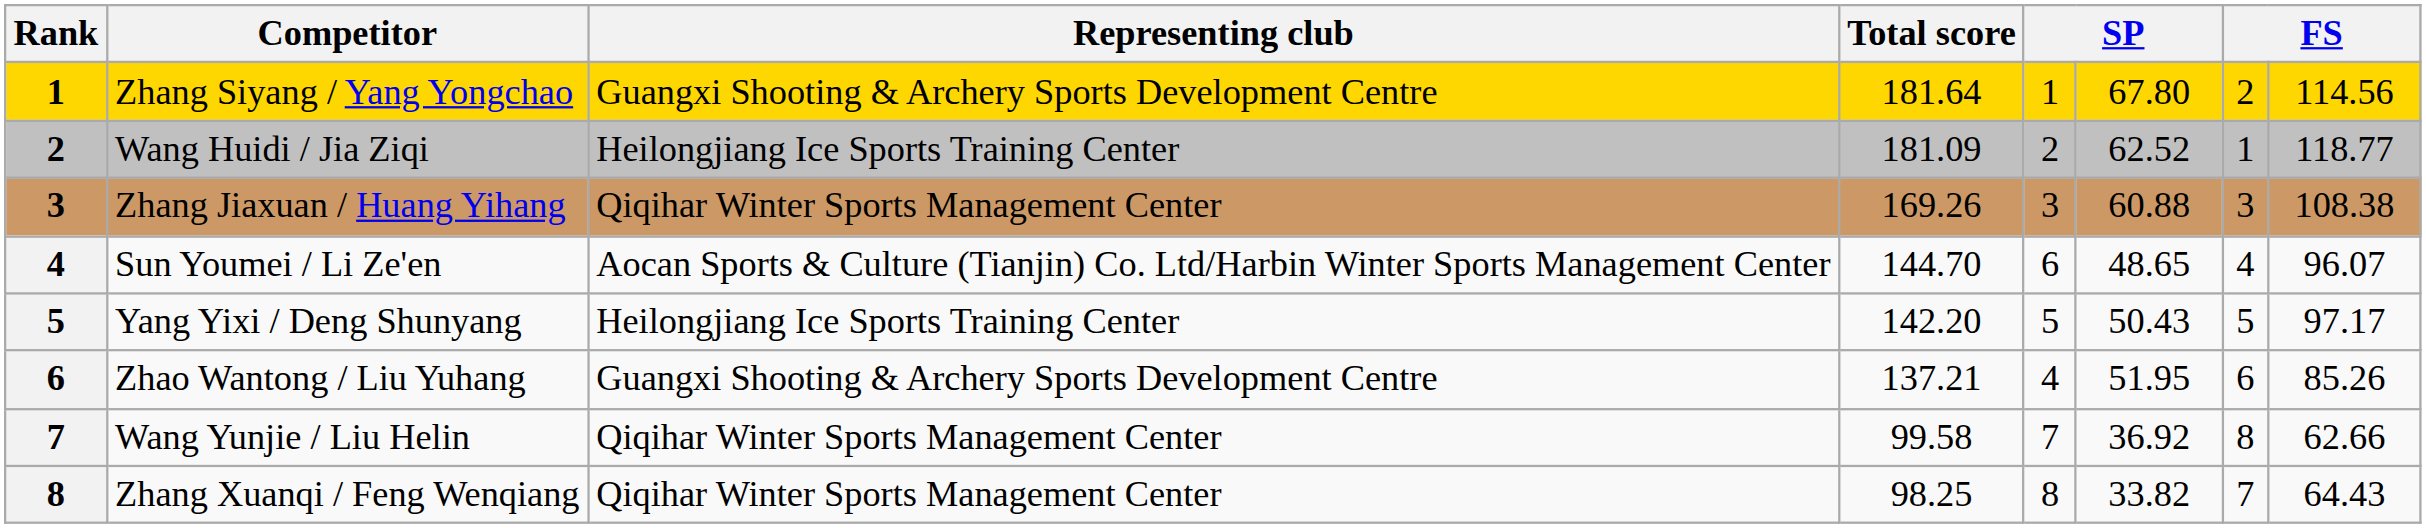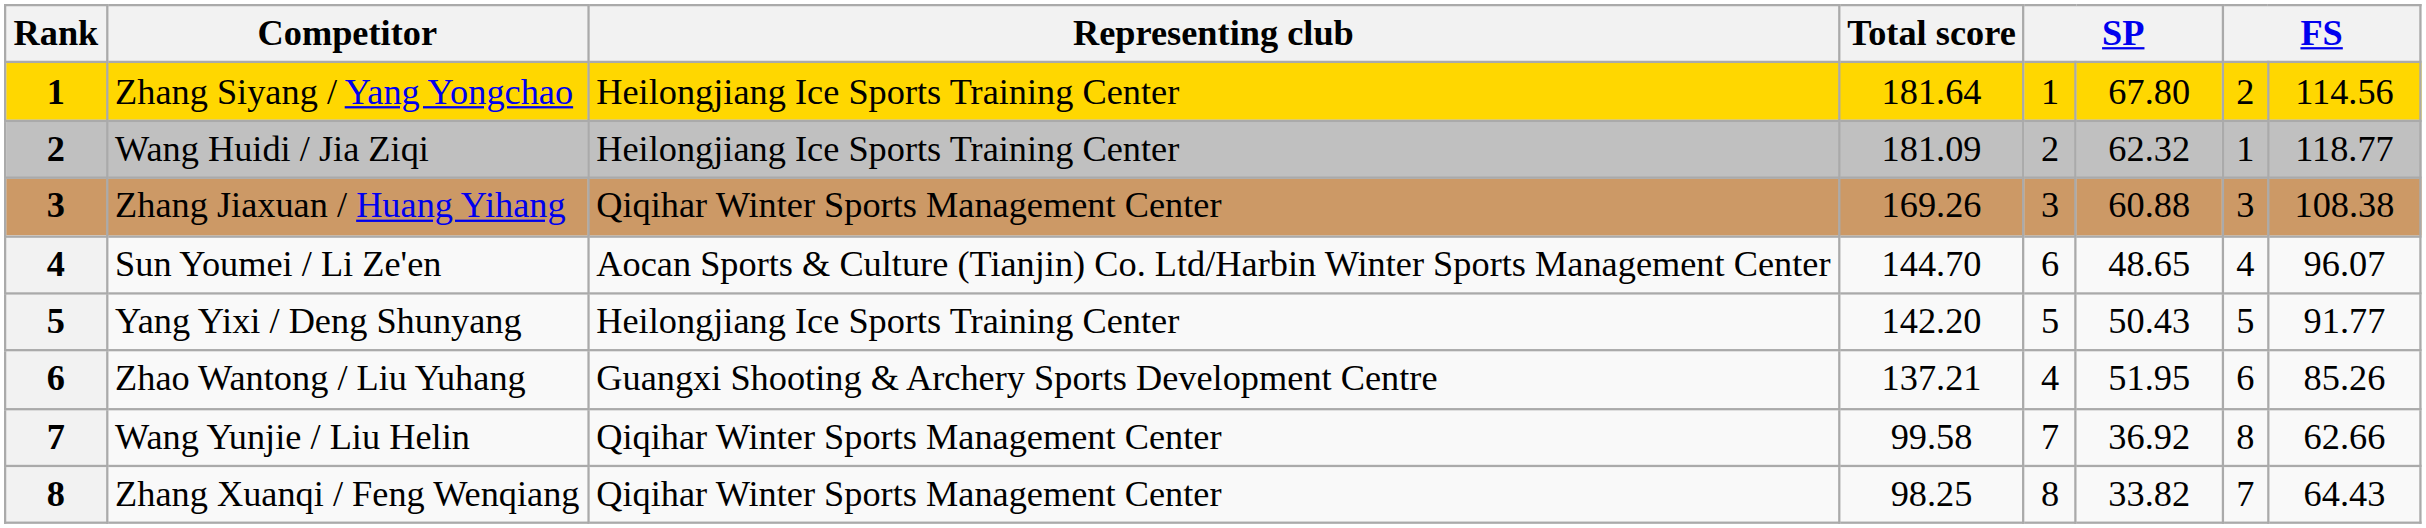(1017, 90) Guangxi Shooting & Archery Sports Development Centre -> (888, 90) Heilongjiang Ice Sports Training Center
(2149, 148) 62.52 -> (2149, 148) 62.32
(2344, 321) 97.17 -> (2344, 321) 91.77
